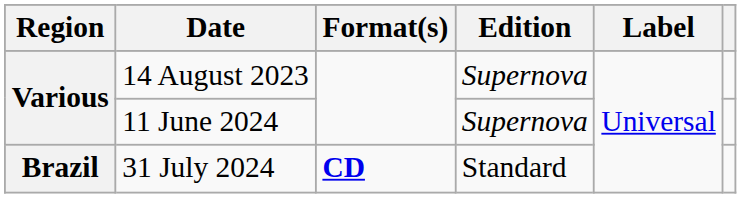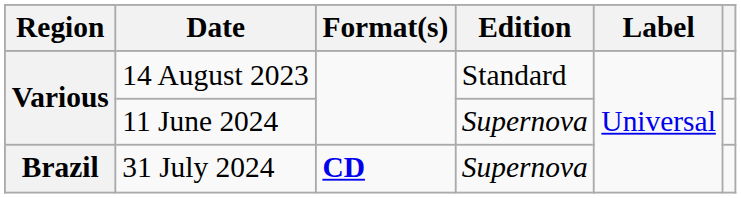(525, 74) Supernova -> (514, 74) Standard
(514, 167) Standard -> (525, 167) Supernova
